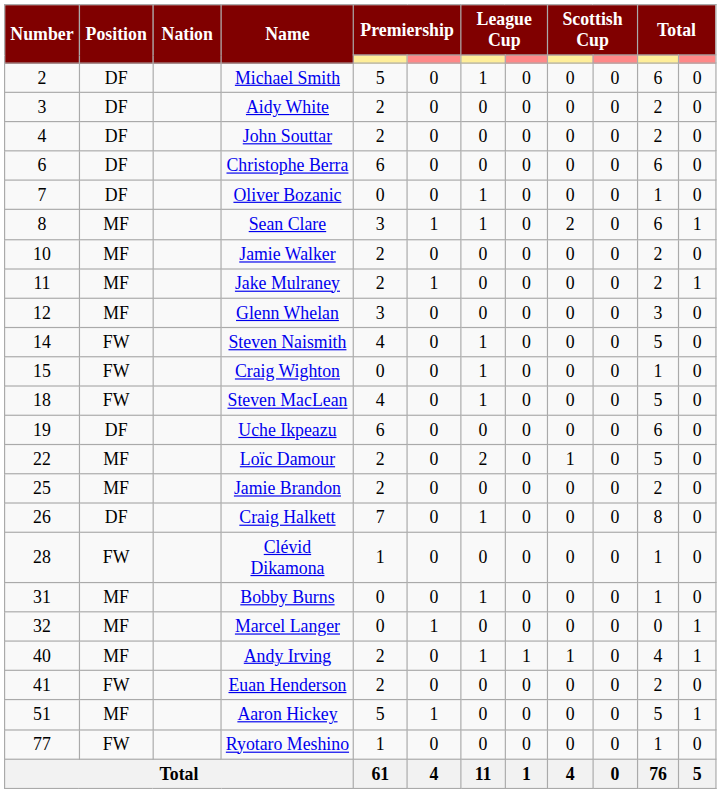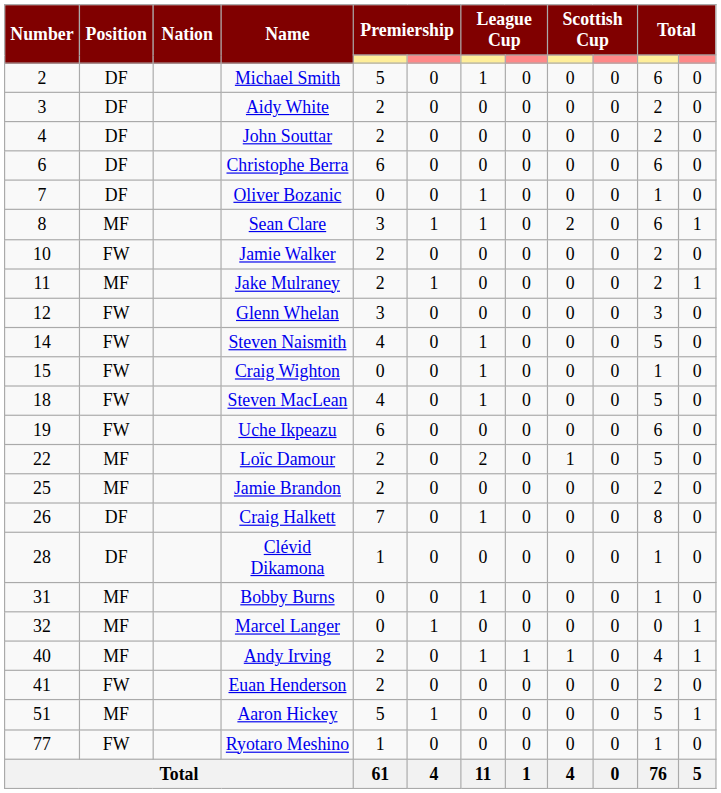(116, 253) MF -> (116, 253) FW
(116, 312) MF -> (116, 312) FW
(116, 429) DF -> (116, 429) FW
(116, 557) FW -> (116, 557) DF
